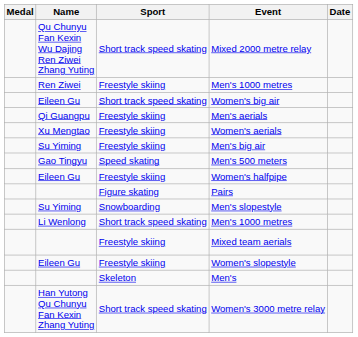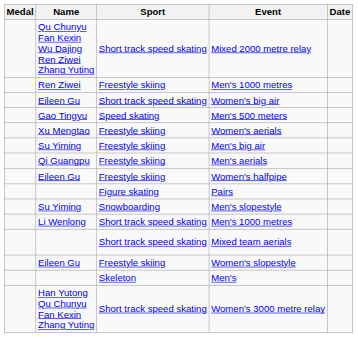rows swapped: (63, 161) <-> (64, 116)
(132, 242) Freestyle skiing -> (153, 242) Short track speed skating
